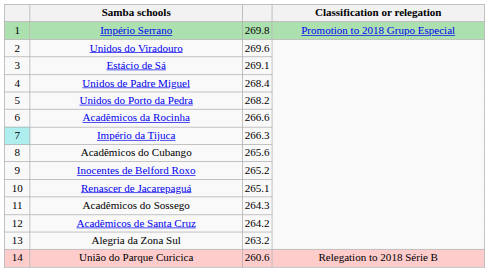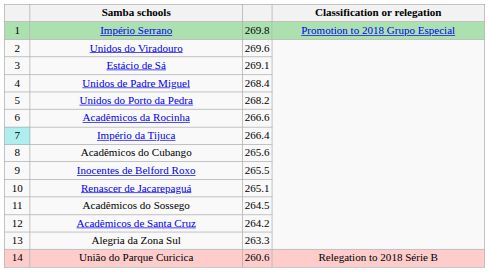(257, 135) 266.3 -> (257, 135) 266.4
(257, 170) 265.2 -> (257, 170) 265.5
(257, 205) 264.3 -> (257, 205) 264.5
(257, 240) 263.2 -> (257, 240) 263.3
